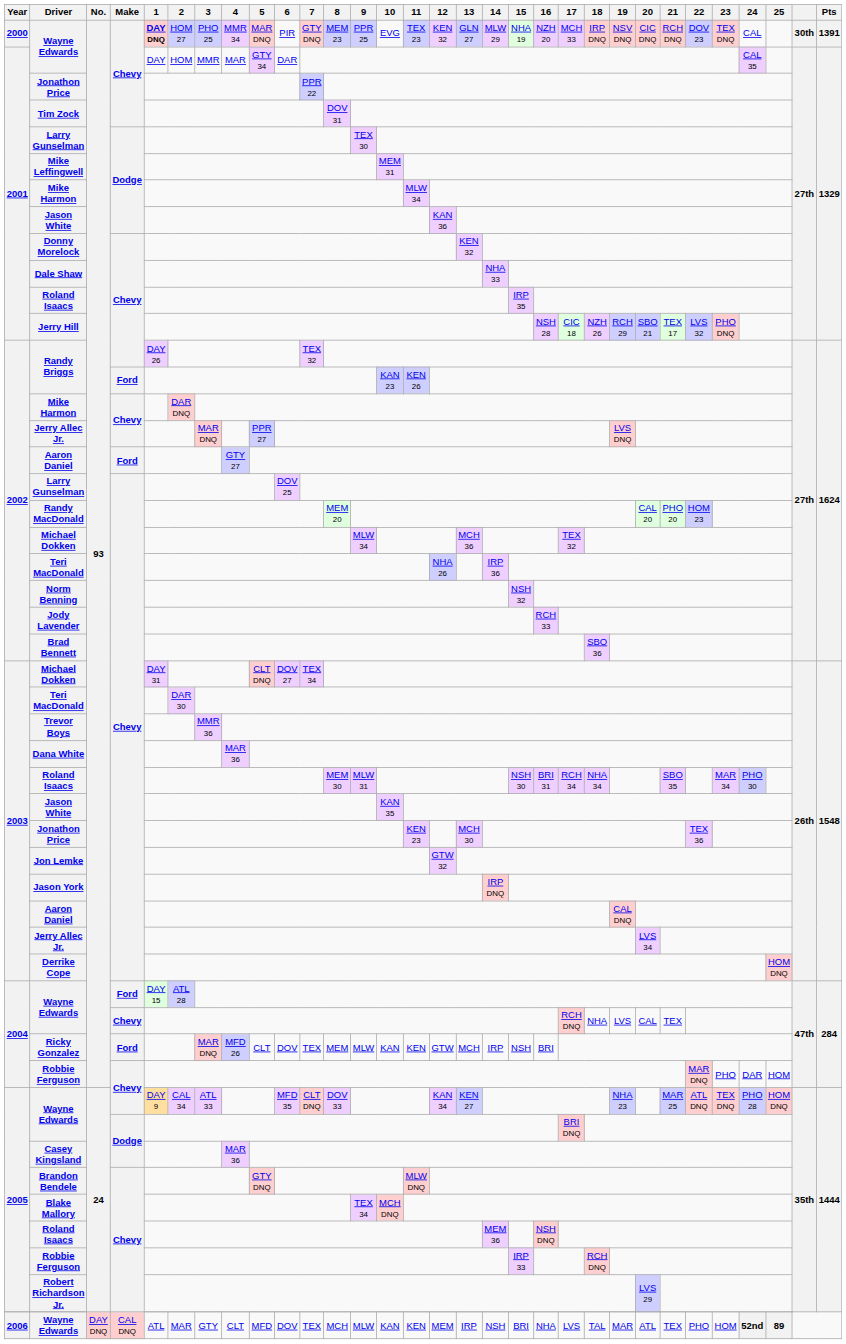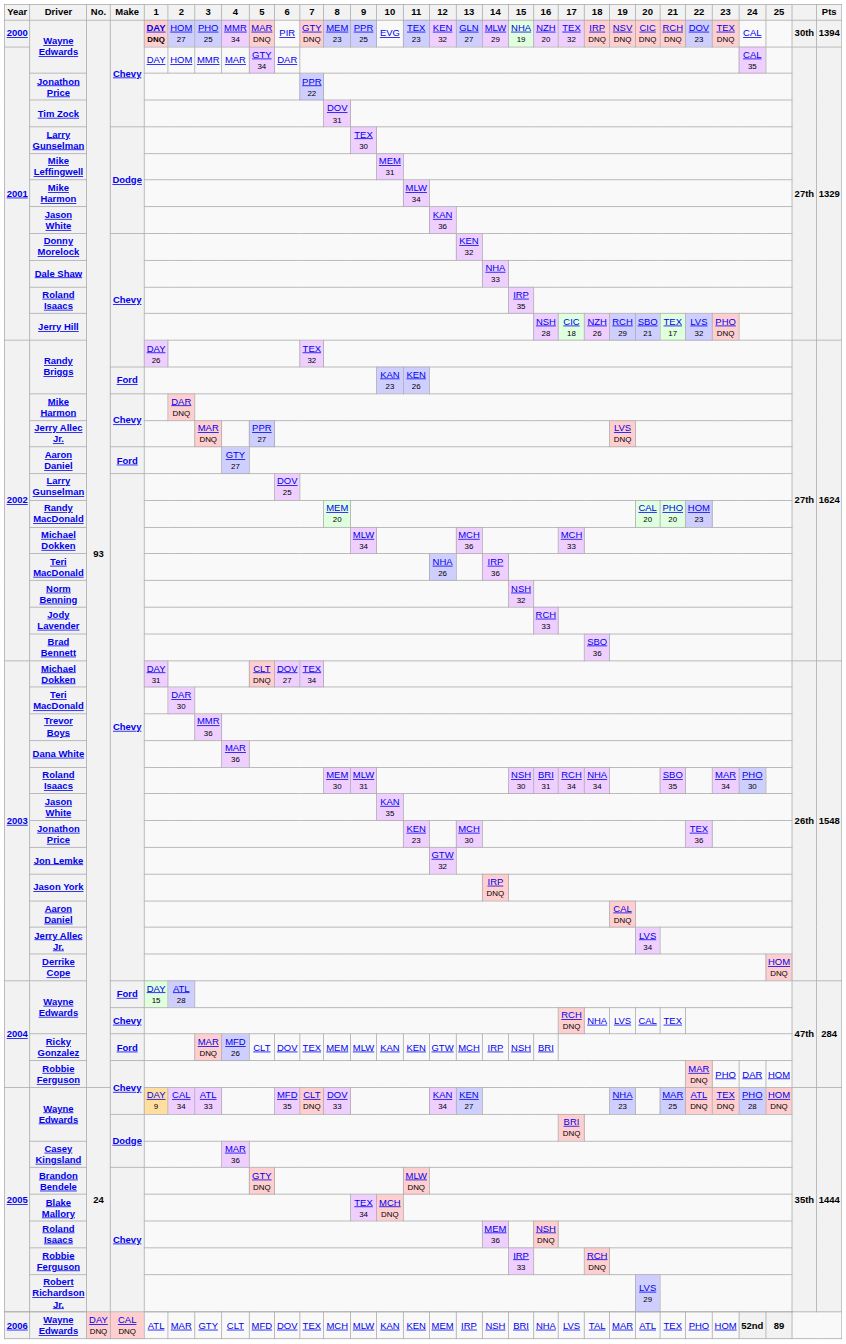(572, 33) MCH 33 -> (572, 33) TEX 32
(829, 33) 1391 -> (829, 33) 1394
(572, 540) TEX 32 -> (572, 540) MCH 33
